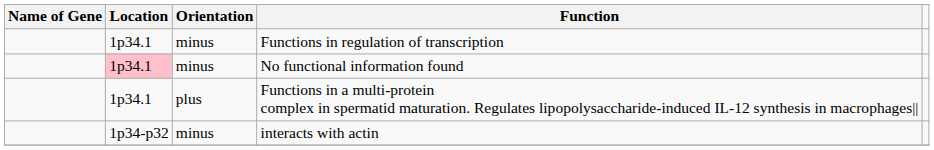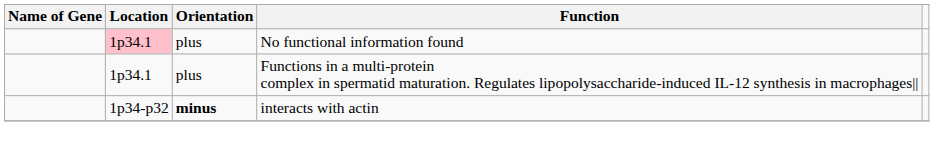- row: (382, 41)
(195, 66) minus -> (189, 41) plus
(195, 132) normal -> (196, 108) bold
